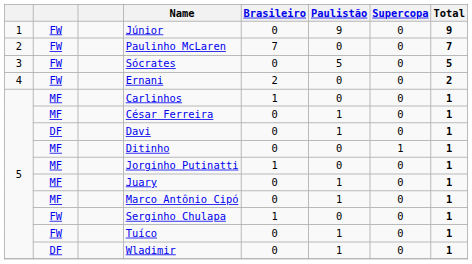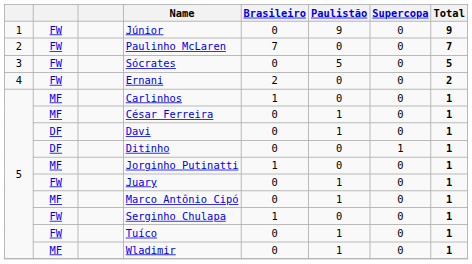(56, 148) MF -> (56, 148) DF
(56, 182) MF -> (56, 182) FW
(56, 250) DF -> (56, 250) MF
